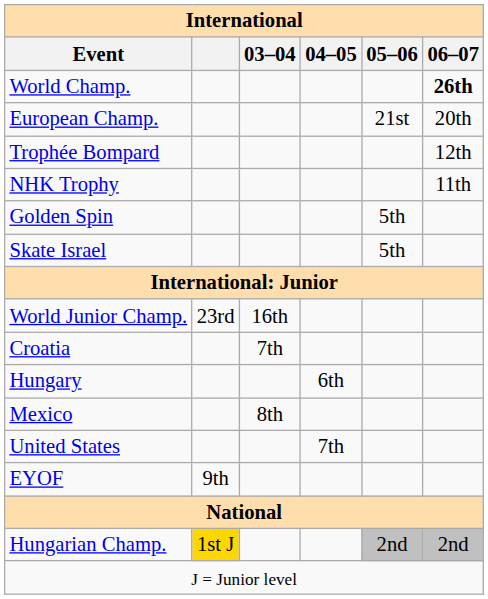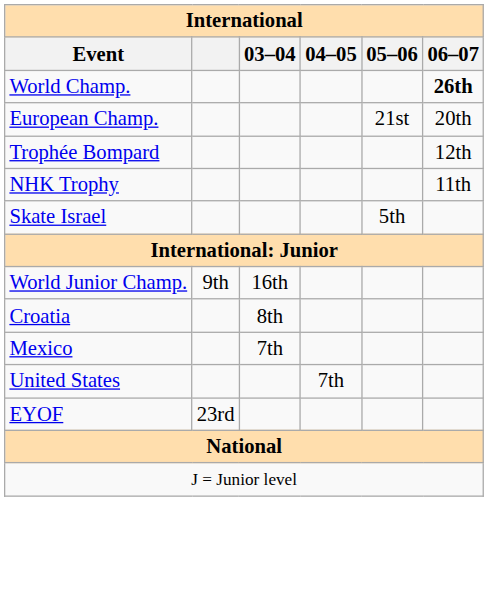- row: (61, 217)
(216, 315) 23rd -> (216, 282) 9th
(270, 348) 7th -> (270, 315) 8th
- row: (46, 380)
(270, 413) 8th -> (270, 348) 7th
(216, 479) 9th -> (216, 413) 23rd
- row: (88, 544)
